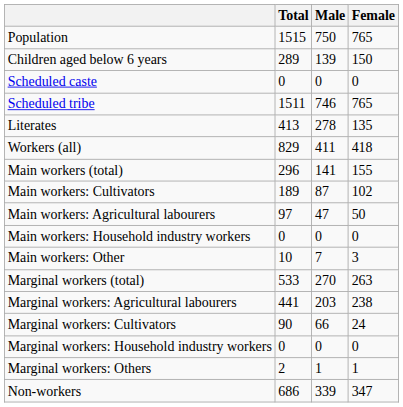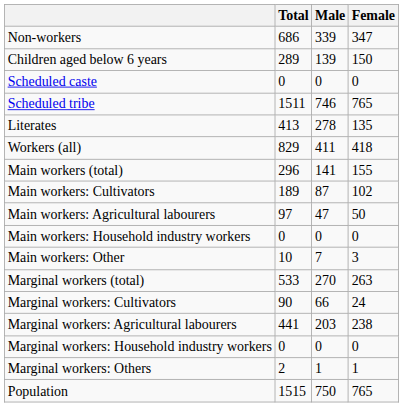rows swapped: (38, 37) <-> (44, 390)
rows swapped: (92, 324) <-> (122, 302)
